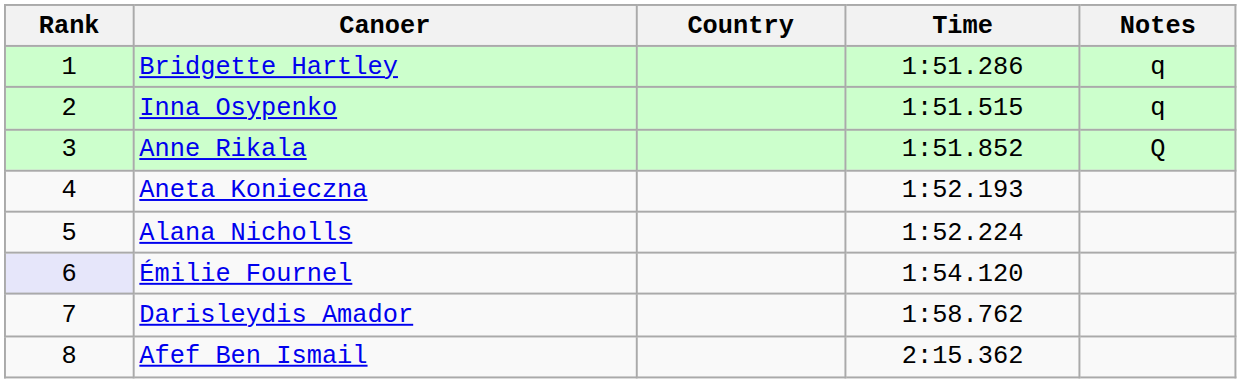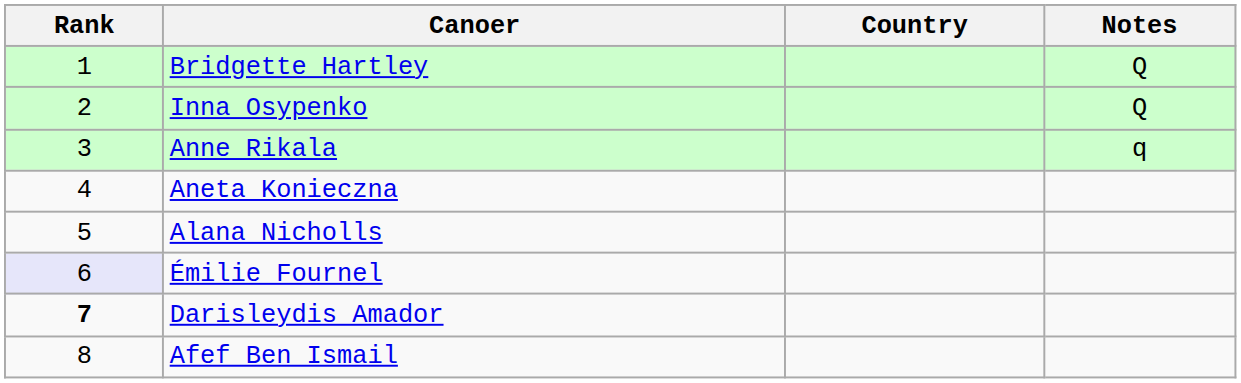- column: (963, 26)
(1158, 67) q -> (1140, 67) Q
(1158, 108) q -> (1140, 108) Q
(1158, 150) Q -> (1140, 150) q
(69, 315) normal -> (84, 315) bold
